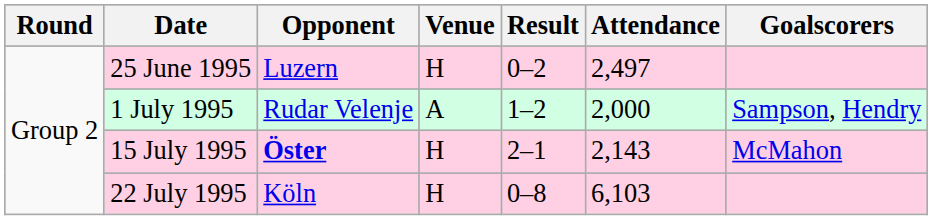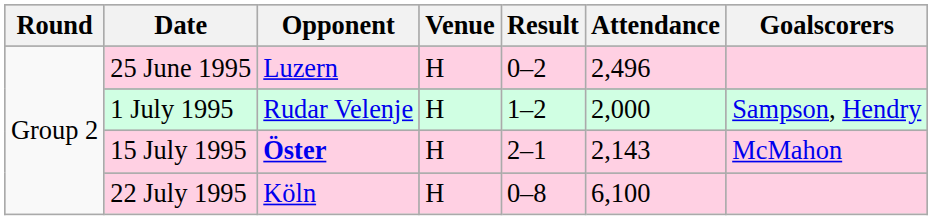(621, 67) 2,497 -> (621, 67) 2,496
(435, 109) A -> (435, 109) H
(621, 192) 6,103 -> (621, 192) 6,100
